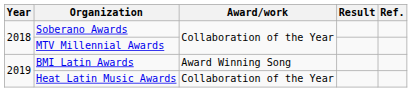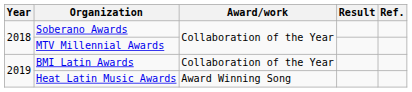(236, 62) Award Winning Song -> (258, 62) Collaboration of the Year
(258, 79) Collaboration of the Year -> (236, 79) Award Winning Song
